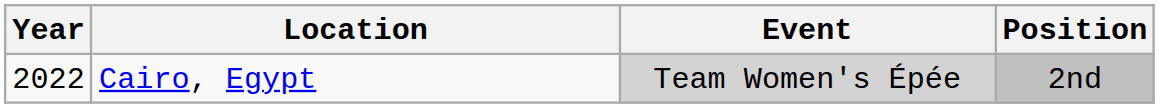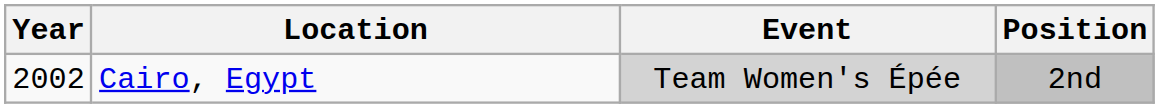(49, 79) 2022 -> (49, 79) 2002
